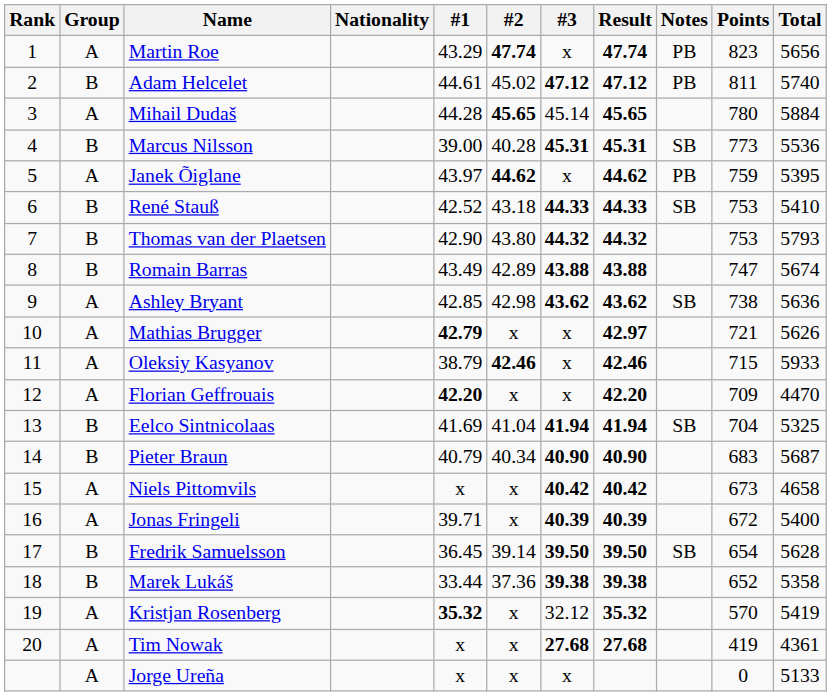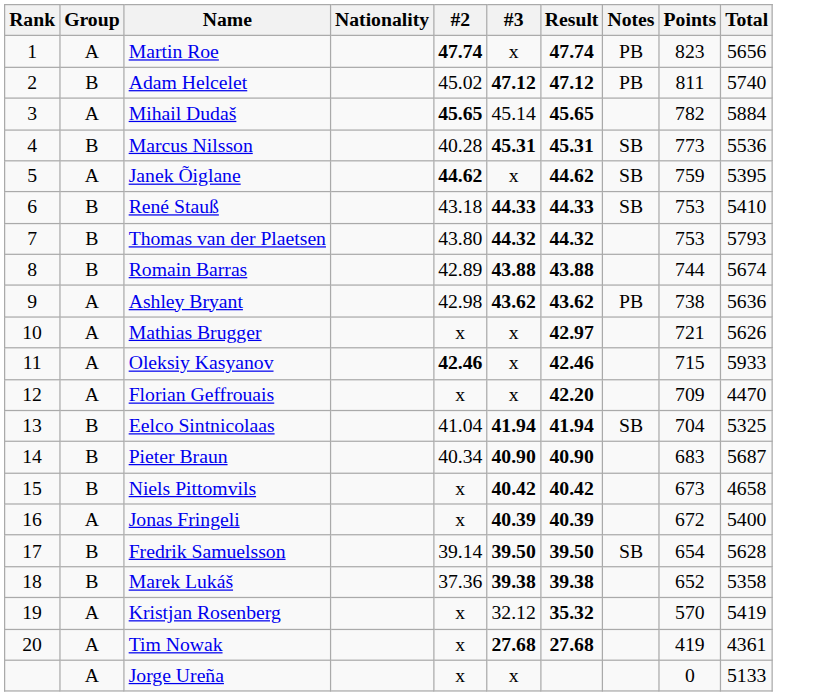- column: (460, 20)
(743, 113) 780 -> (690, 113) 782
(684, 176) PB -> (631, 176) SB
(743, 269) 747 -> (690, 269) 744
(684, 301) SB -> (631, 301) PB
(92, 488) A -> (92, 488) B
